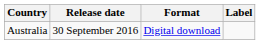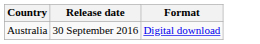- column: (239, 13)
